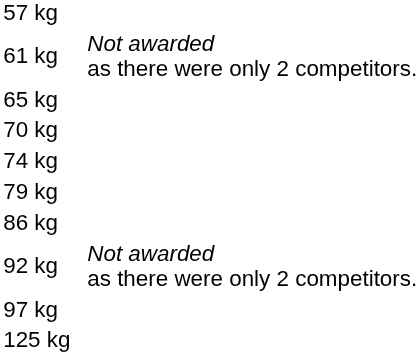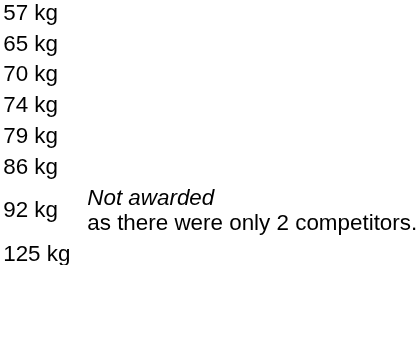- row: (31, 56)
- row: (31, 309)
